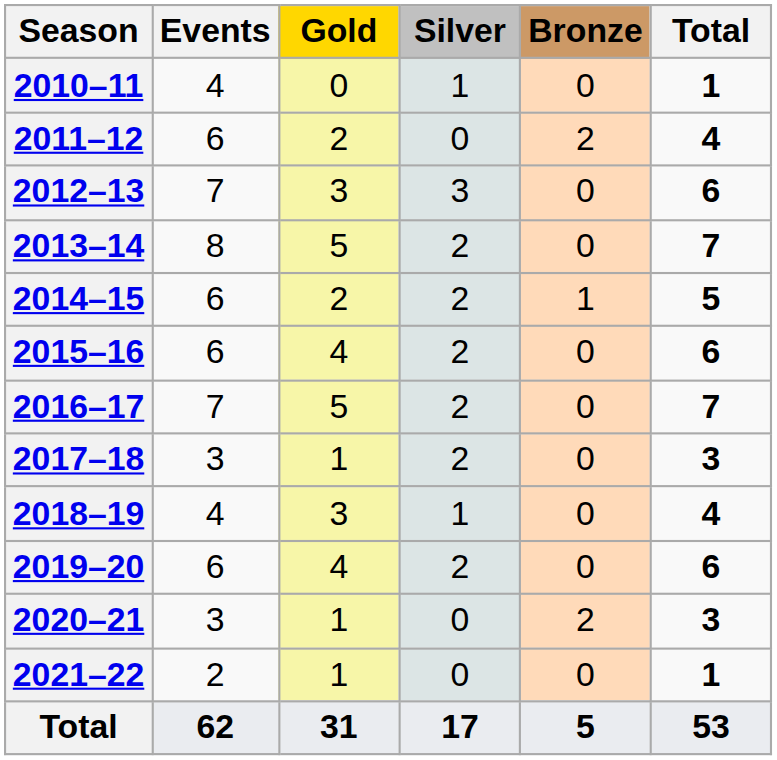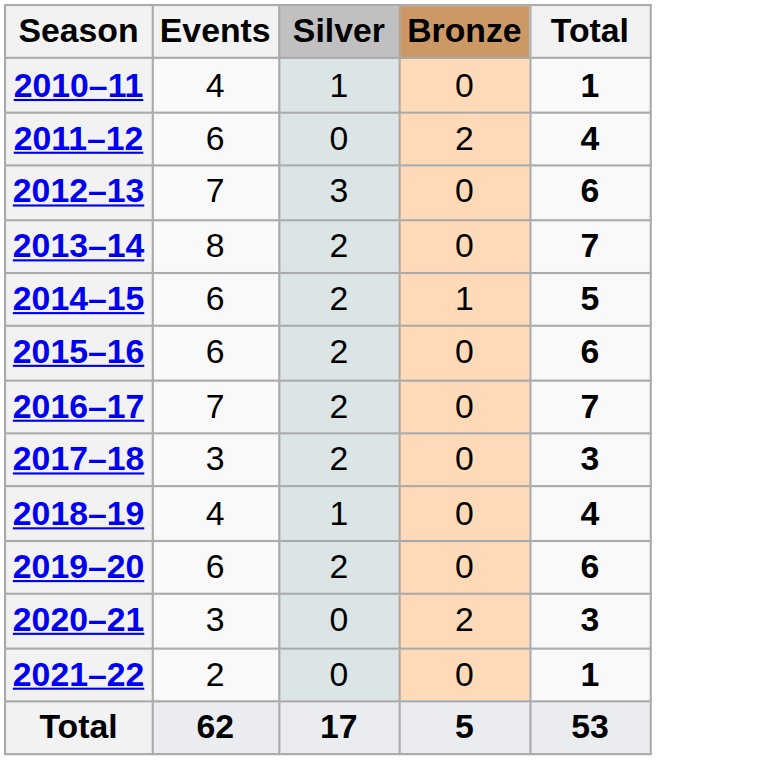- column: (339, 31)
